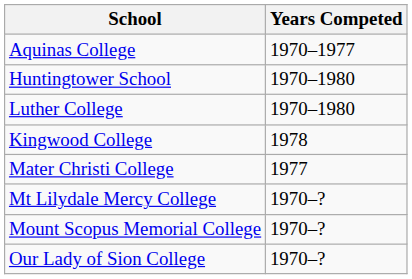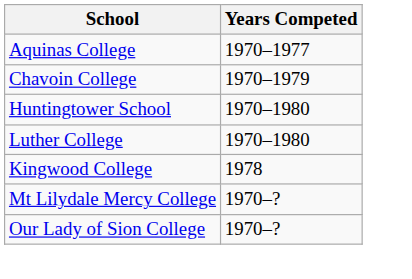+ row: (73, 79)
- row: (91, 169)
- row: (135, 229)
